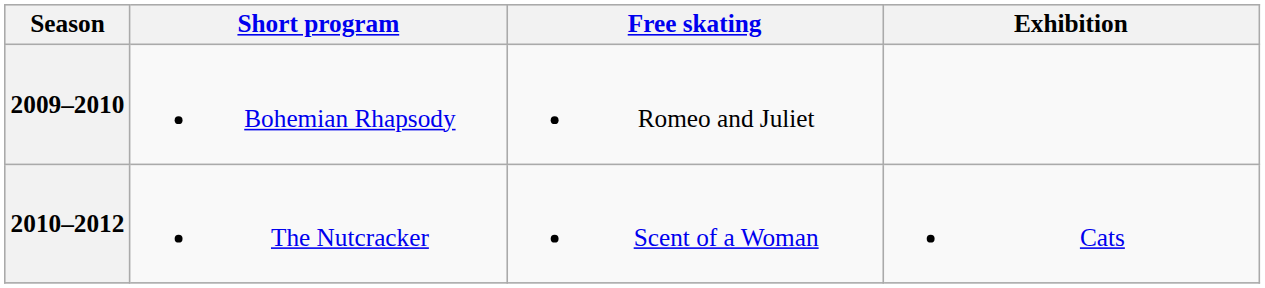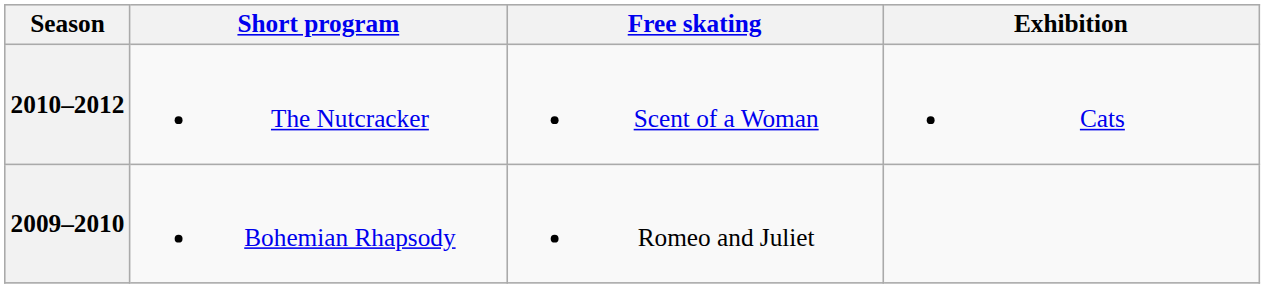rows swapped: (67, 223) <-> (67, 104)
